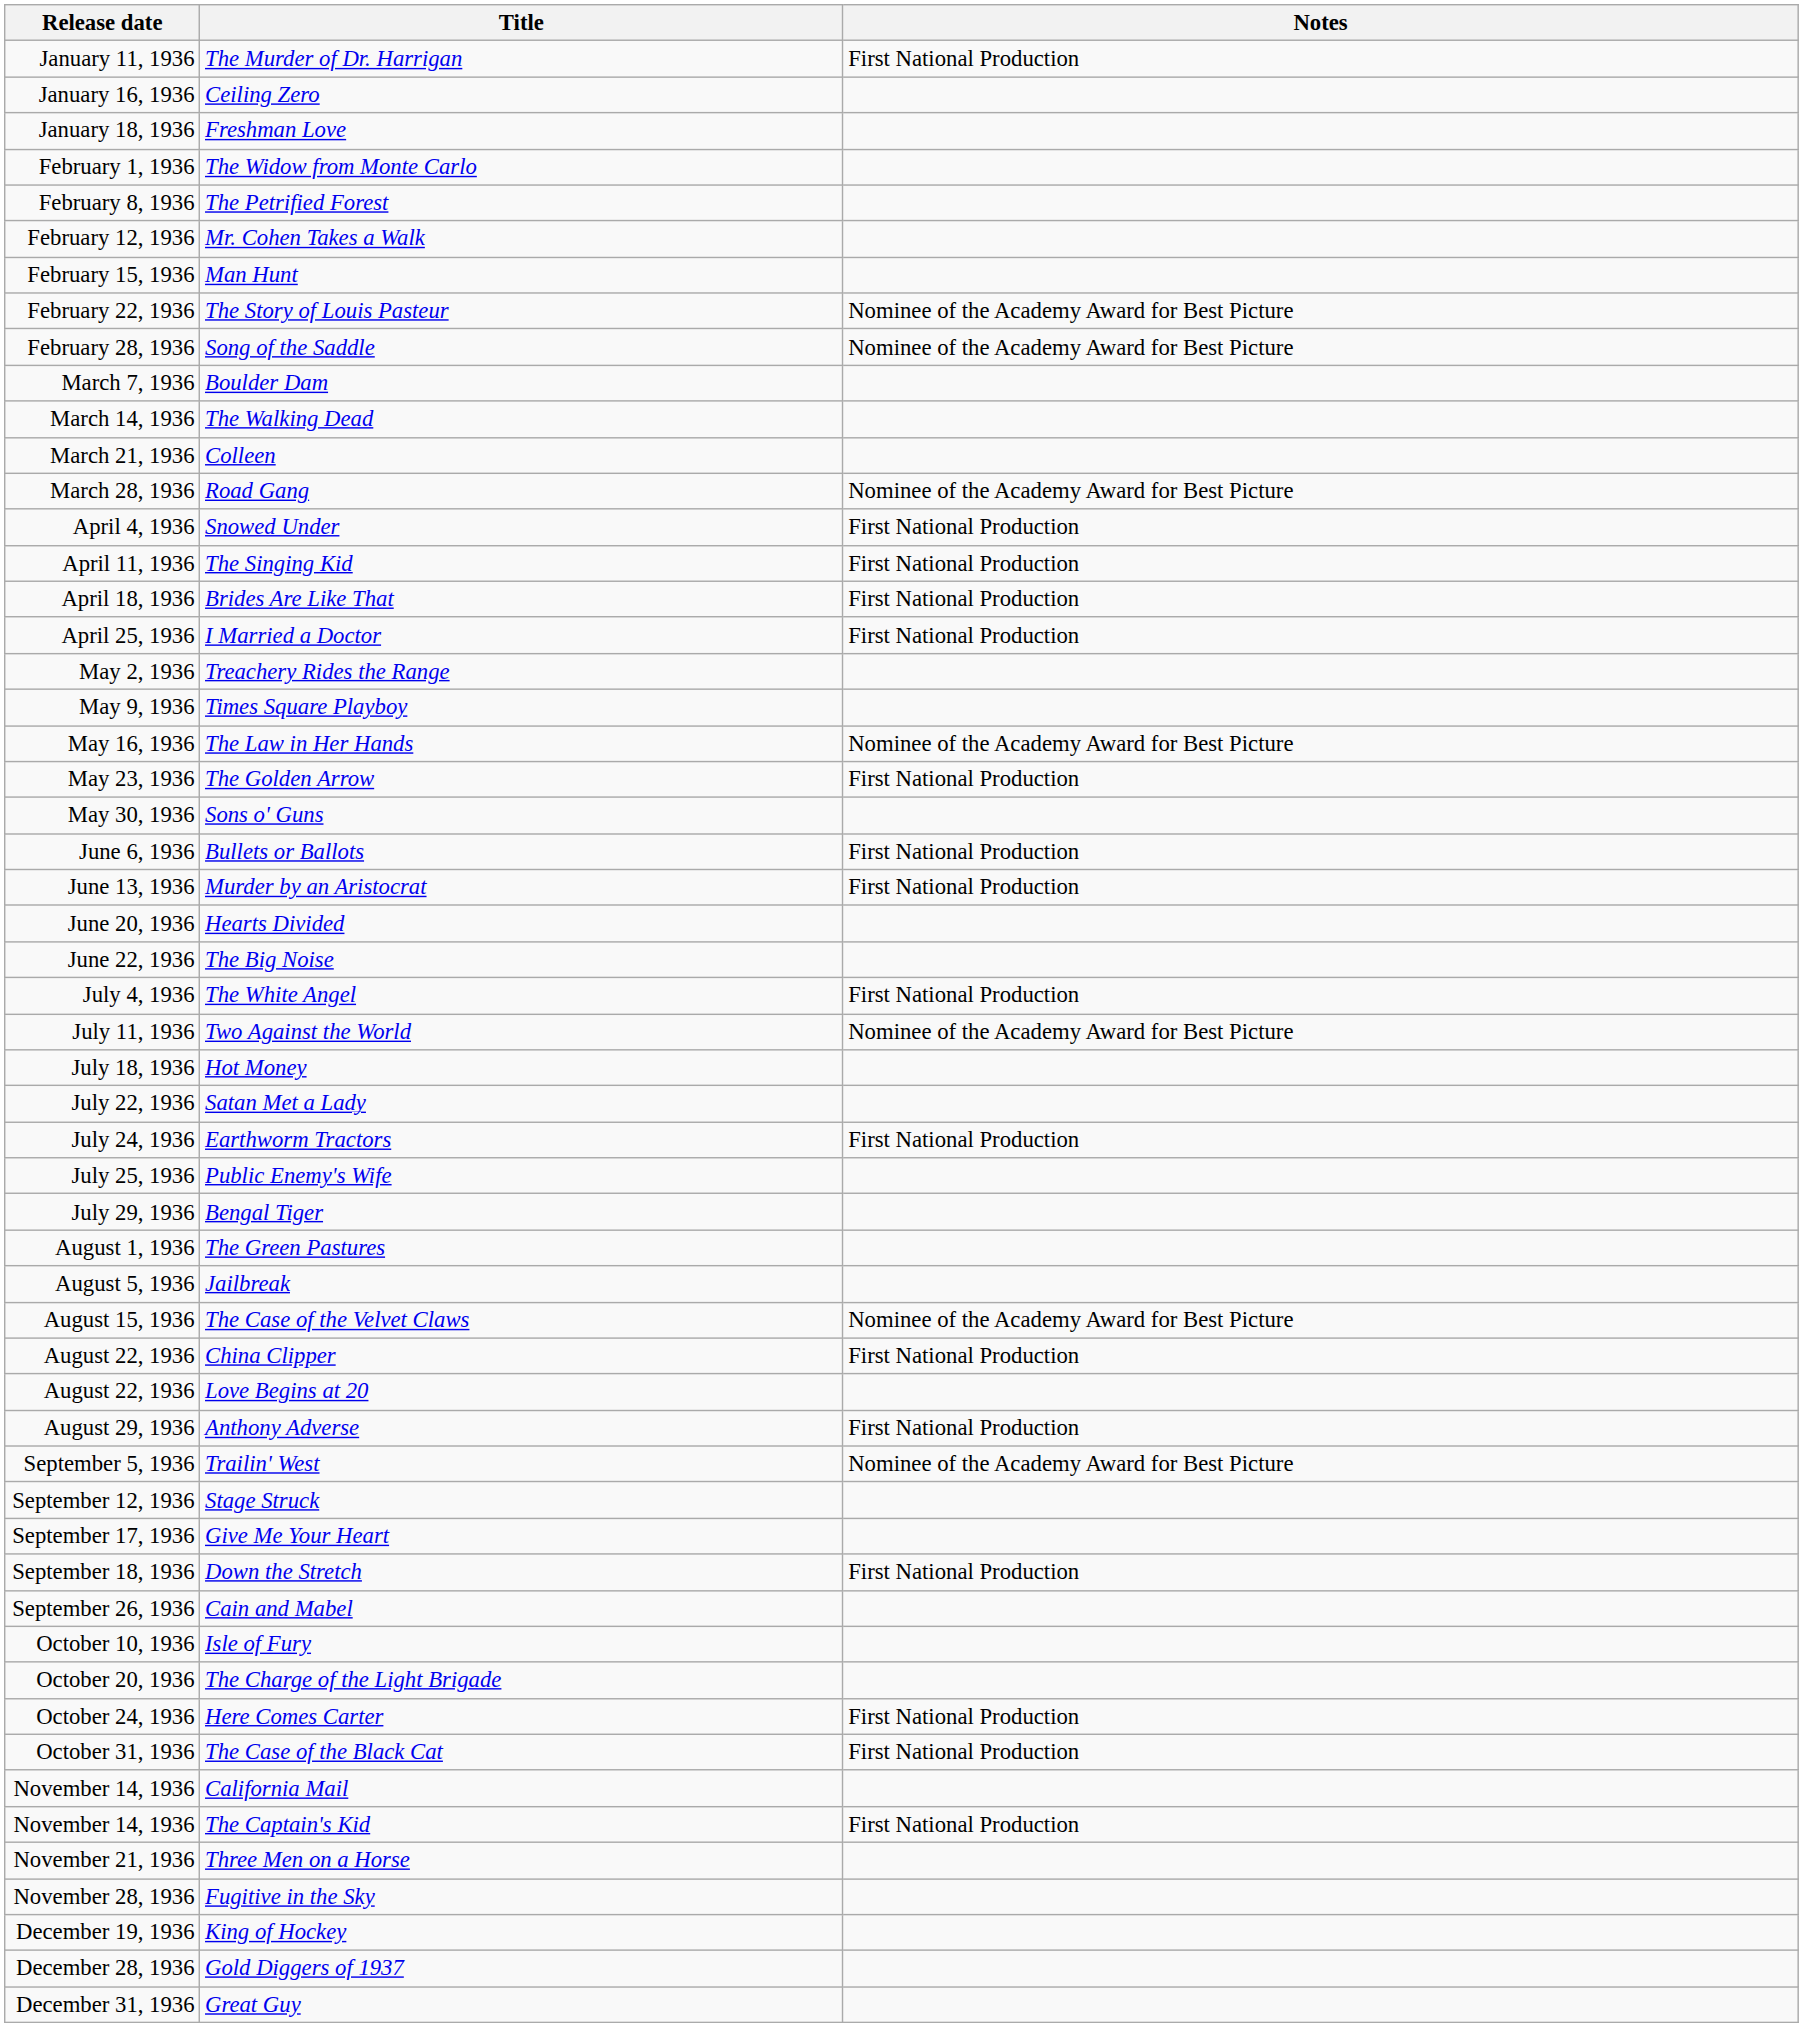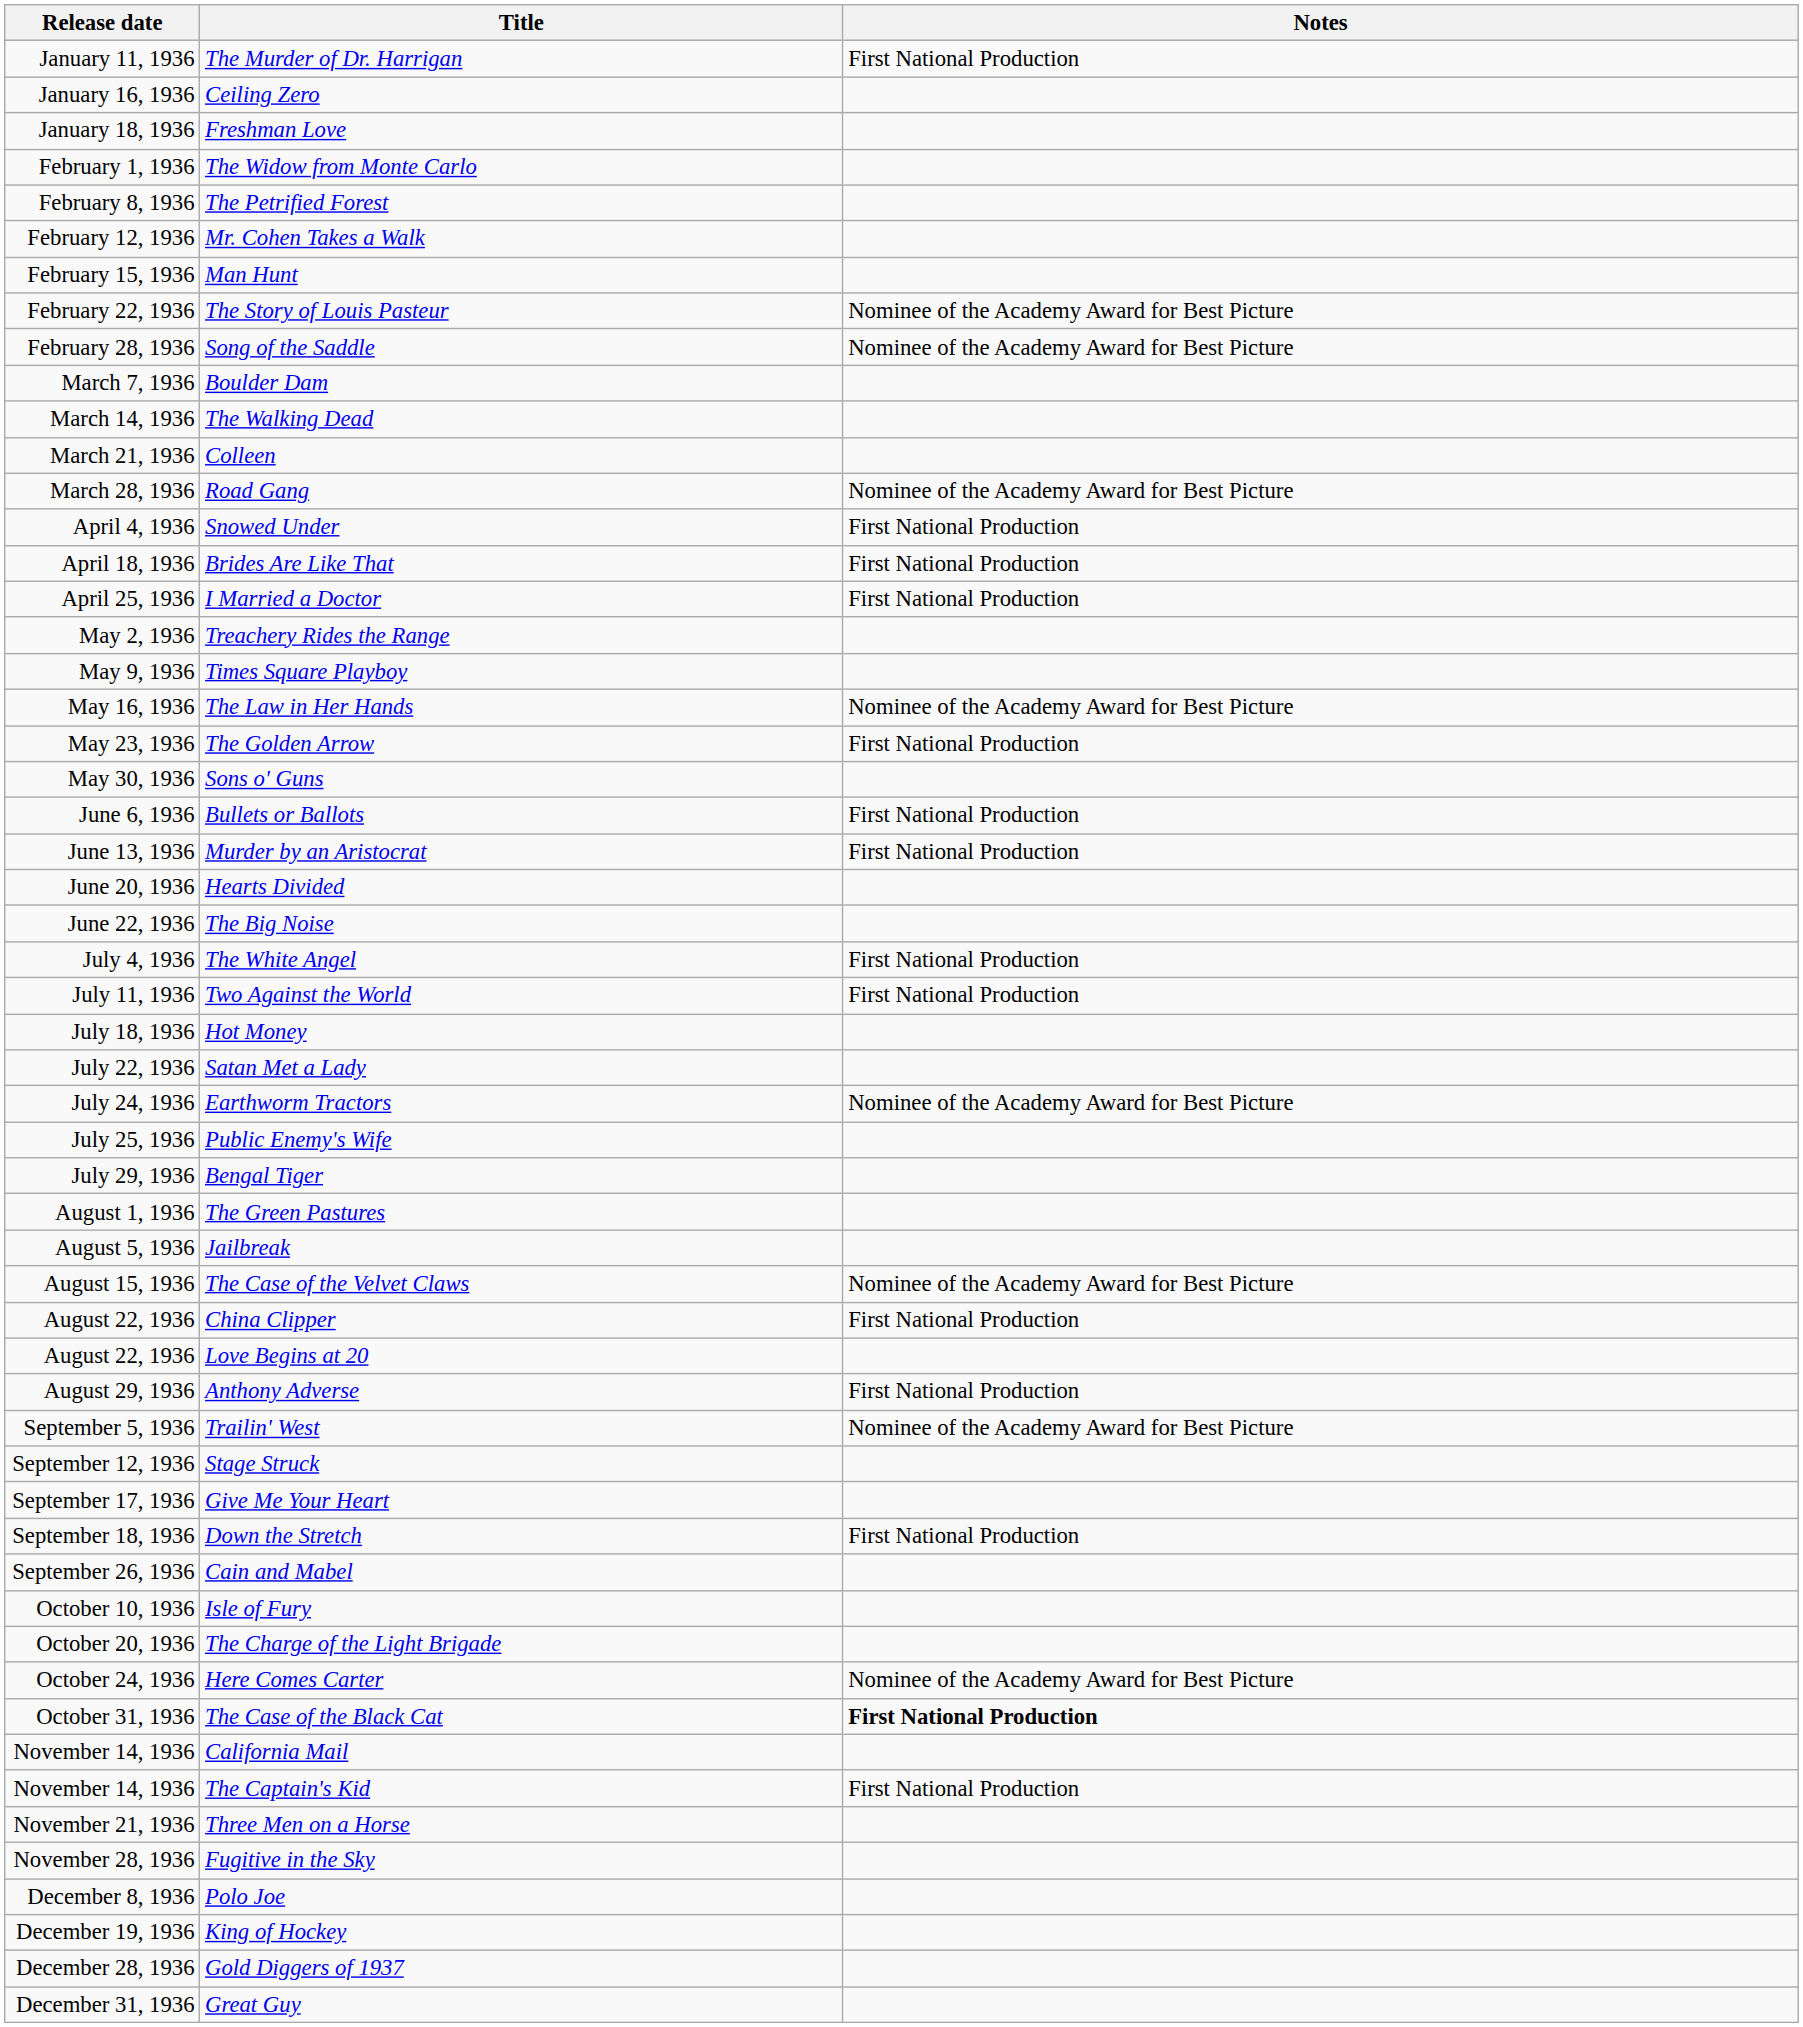- row: (279, 563)
(1071, 1031) Nominee of the Academy Award for Best Picture -> (964, 995) First National Production
(964, 1139) First National Production -> (1071, 1103) Nominee of the Academy Award for Best Picture
(964, 1716) First National Production -> (1071, 1680) Nominee of the Academy Award for Best Picture
(964, 1752) normal -> (973, 1716) bold
+ row: (245, 1896)
